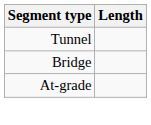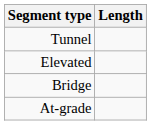+ row: (66, 62)
